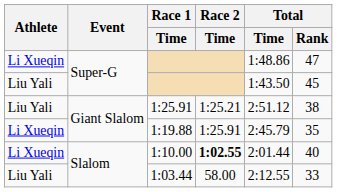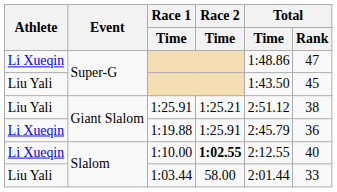(312, 130) 35 -> (312, 130) 36
(269, 153) 2:01.44 -> (269, 153) 2:12.55
(269, 175) 2:12.55 -> (269, 175) 2:01.44
